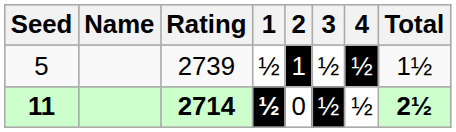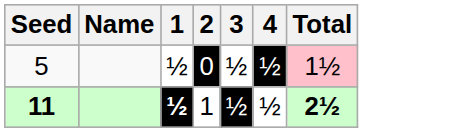- column: (206, 24)
(299, 65) 1 -> (207, 65) 0
(414, 65) no background -> (322, 65) pink background
(299, 106) 0 -> (207, 106) 1
